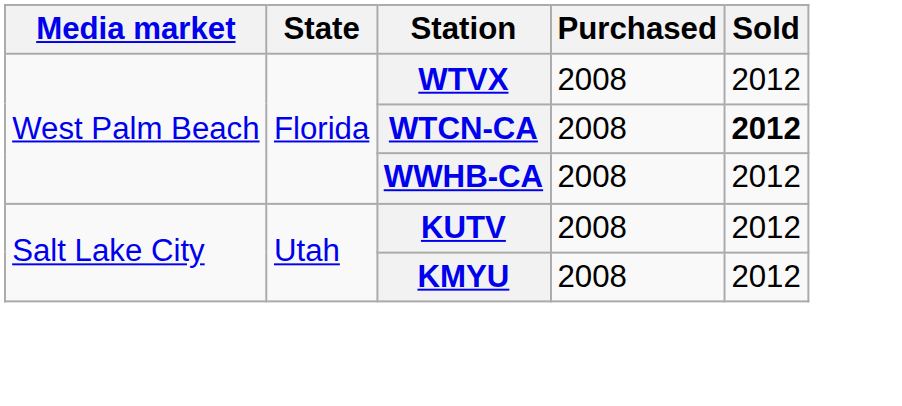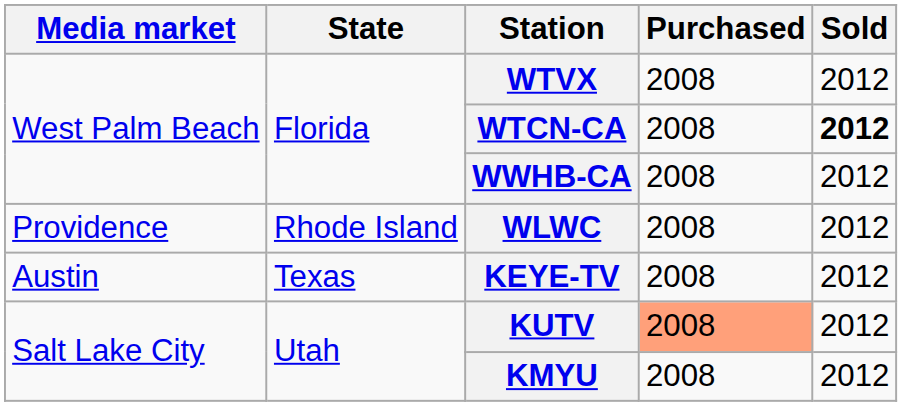+ row: (552, 227)
+ row: (552, 276)
(592, 227) no background -> (681, 326) lightsalmon background
